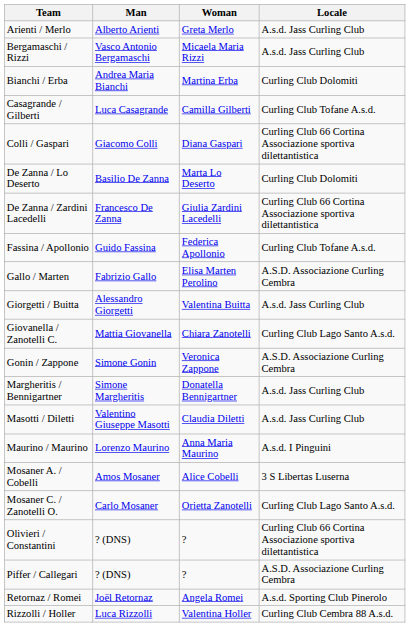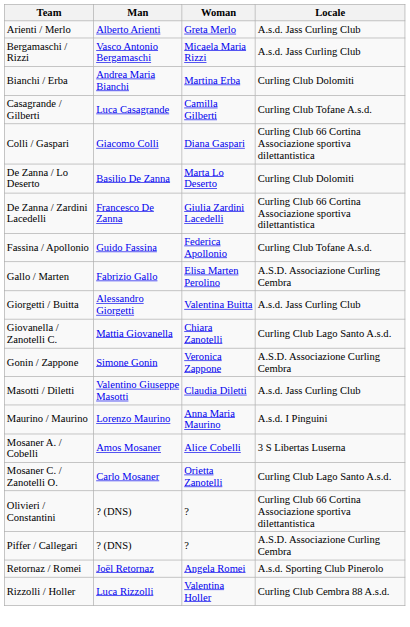- row: (34, 390)
